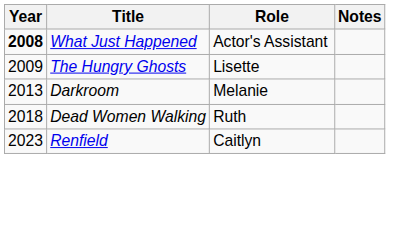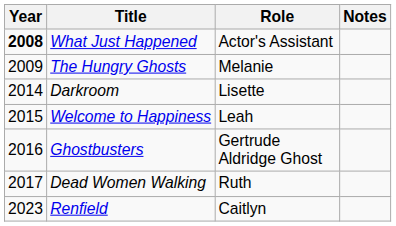(236, 66) Lisette -> (246, 66) Melanie
(26, 91) 2013 -> (26, 91) 2014
(241, 91) Melanie -> (241, 91) Lisette
+ row: (131, 116)
+ row: (97, 150)
(26, 116) 2018 -> (26, 183) 2017
